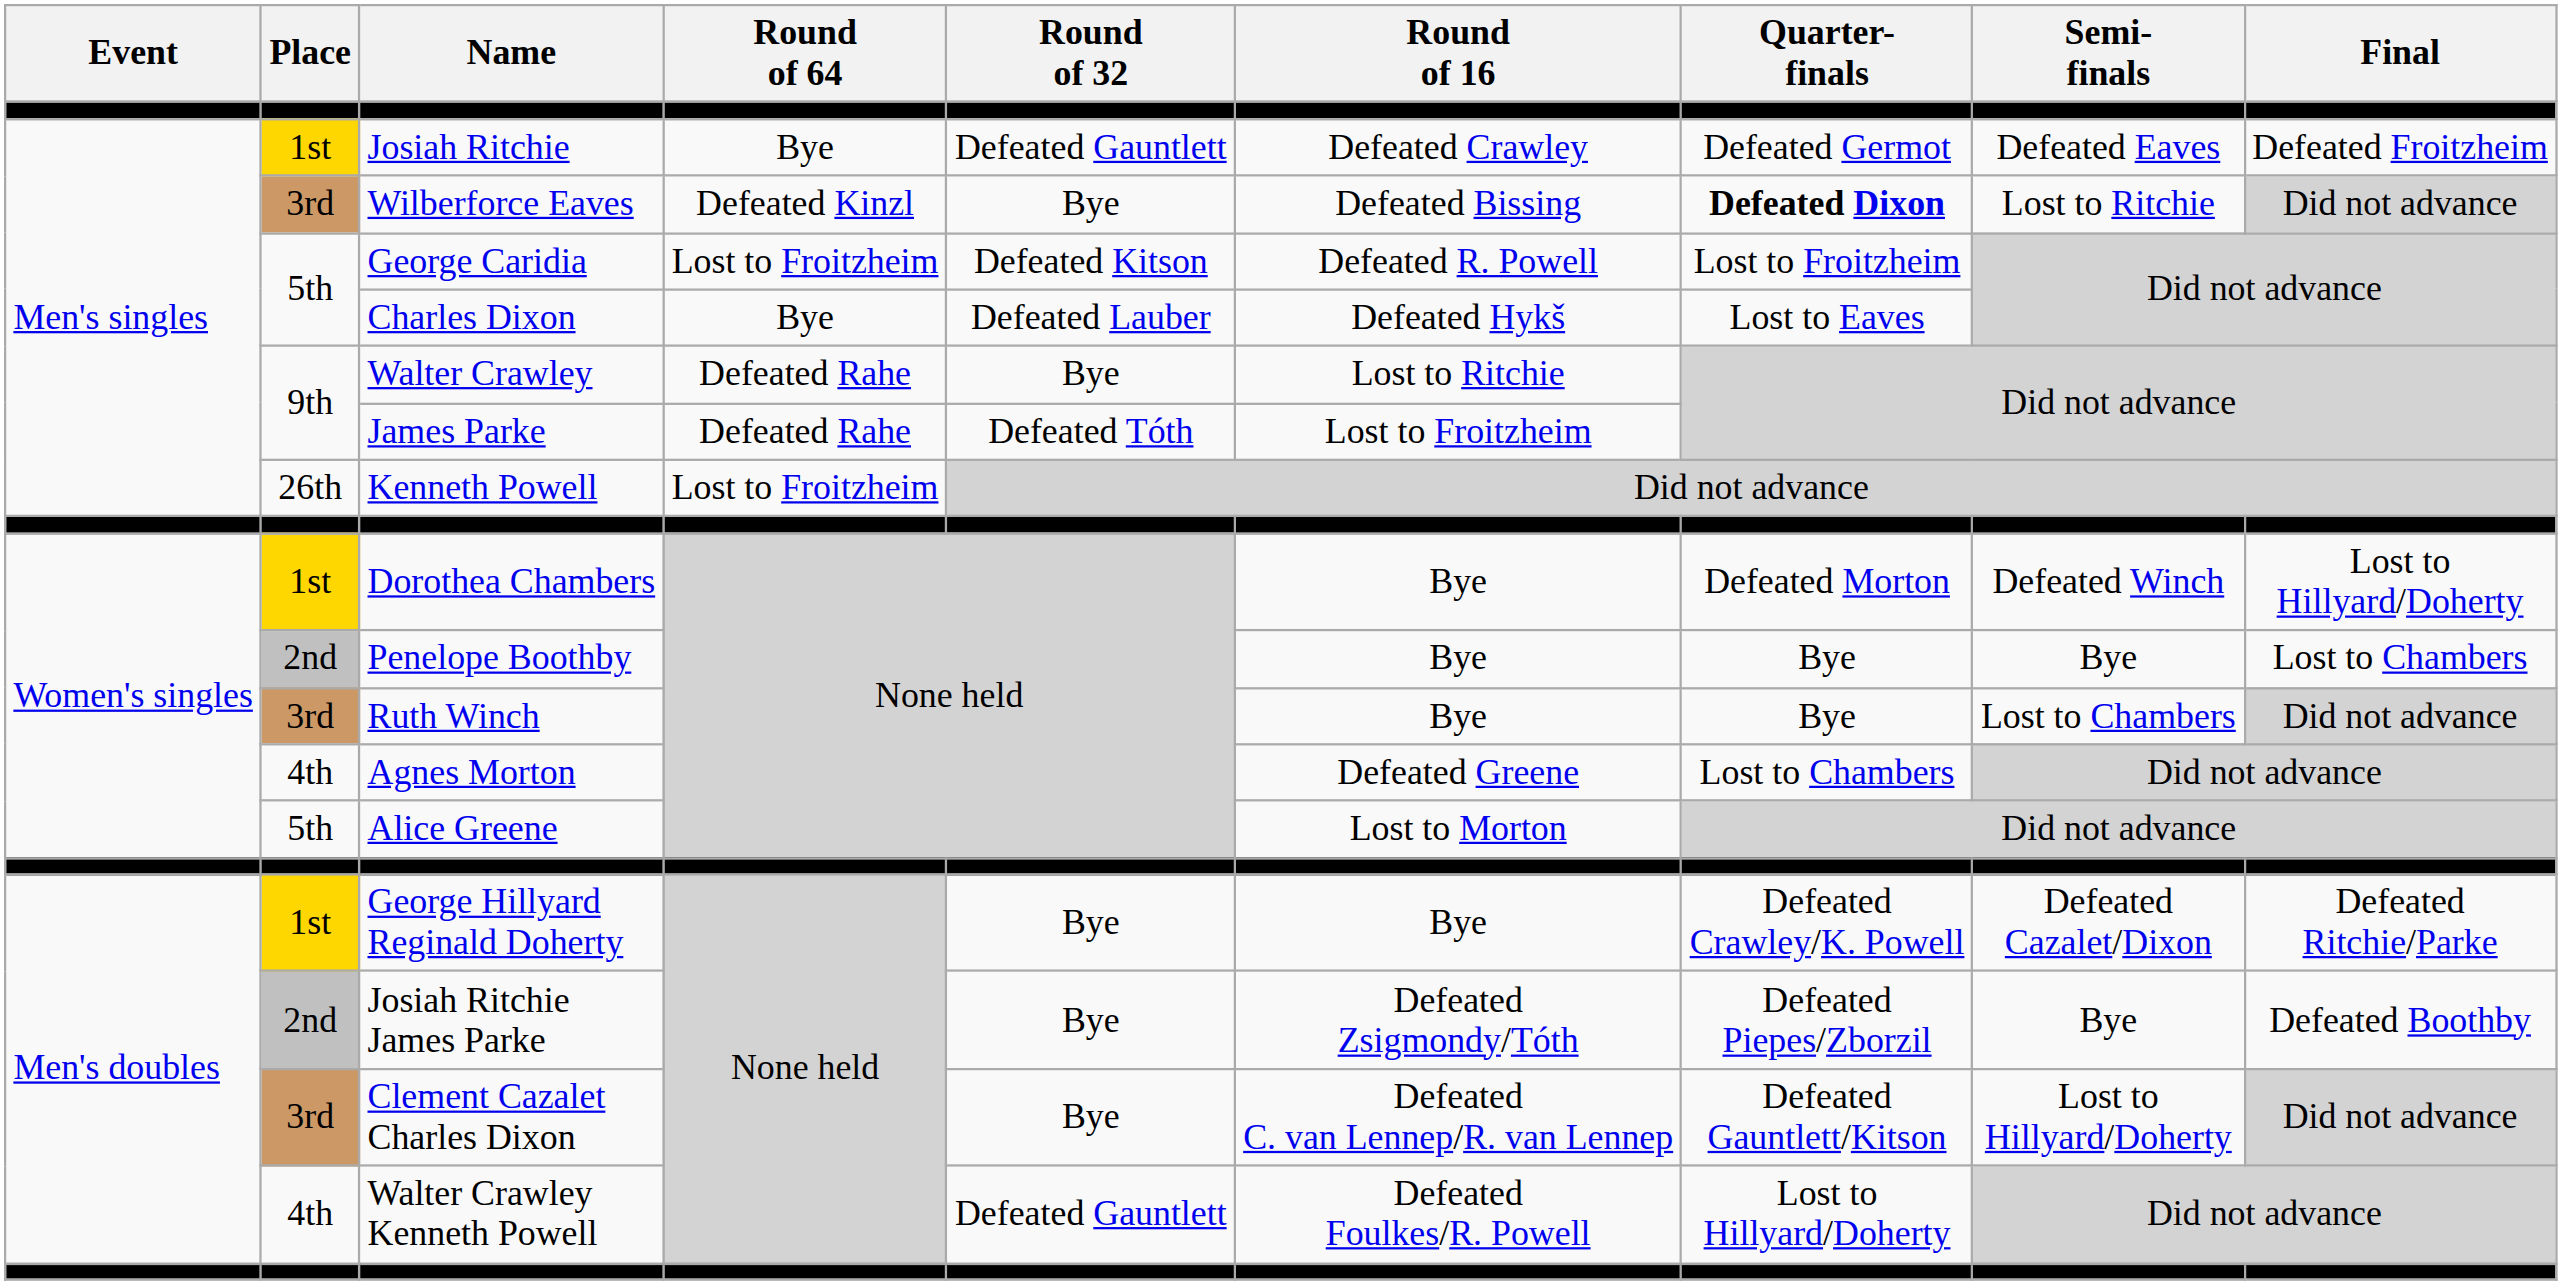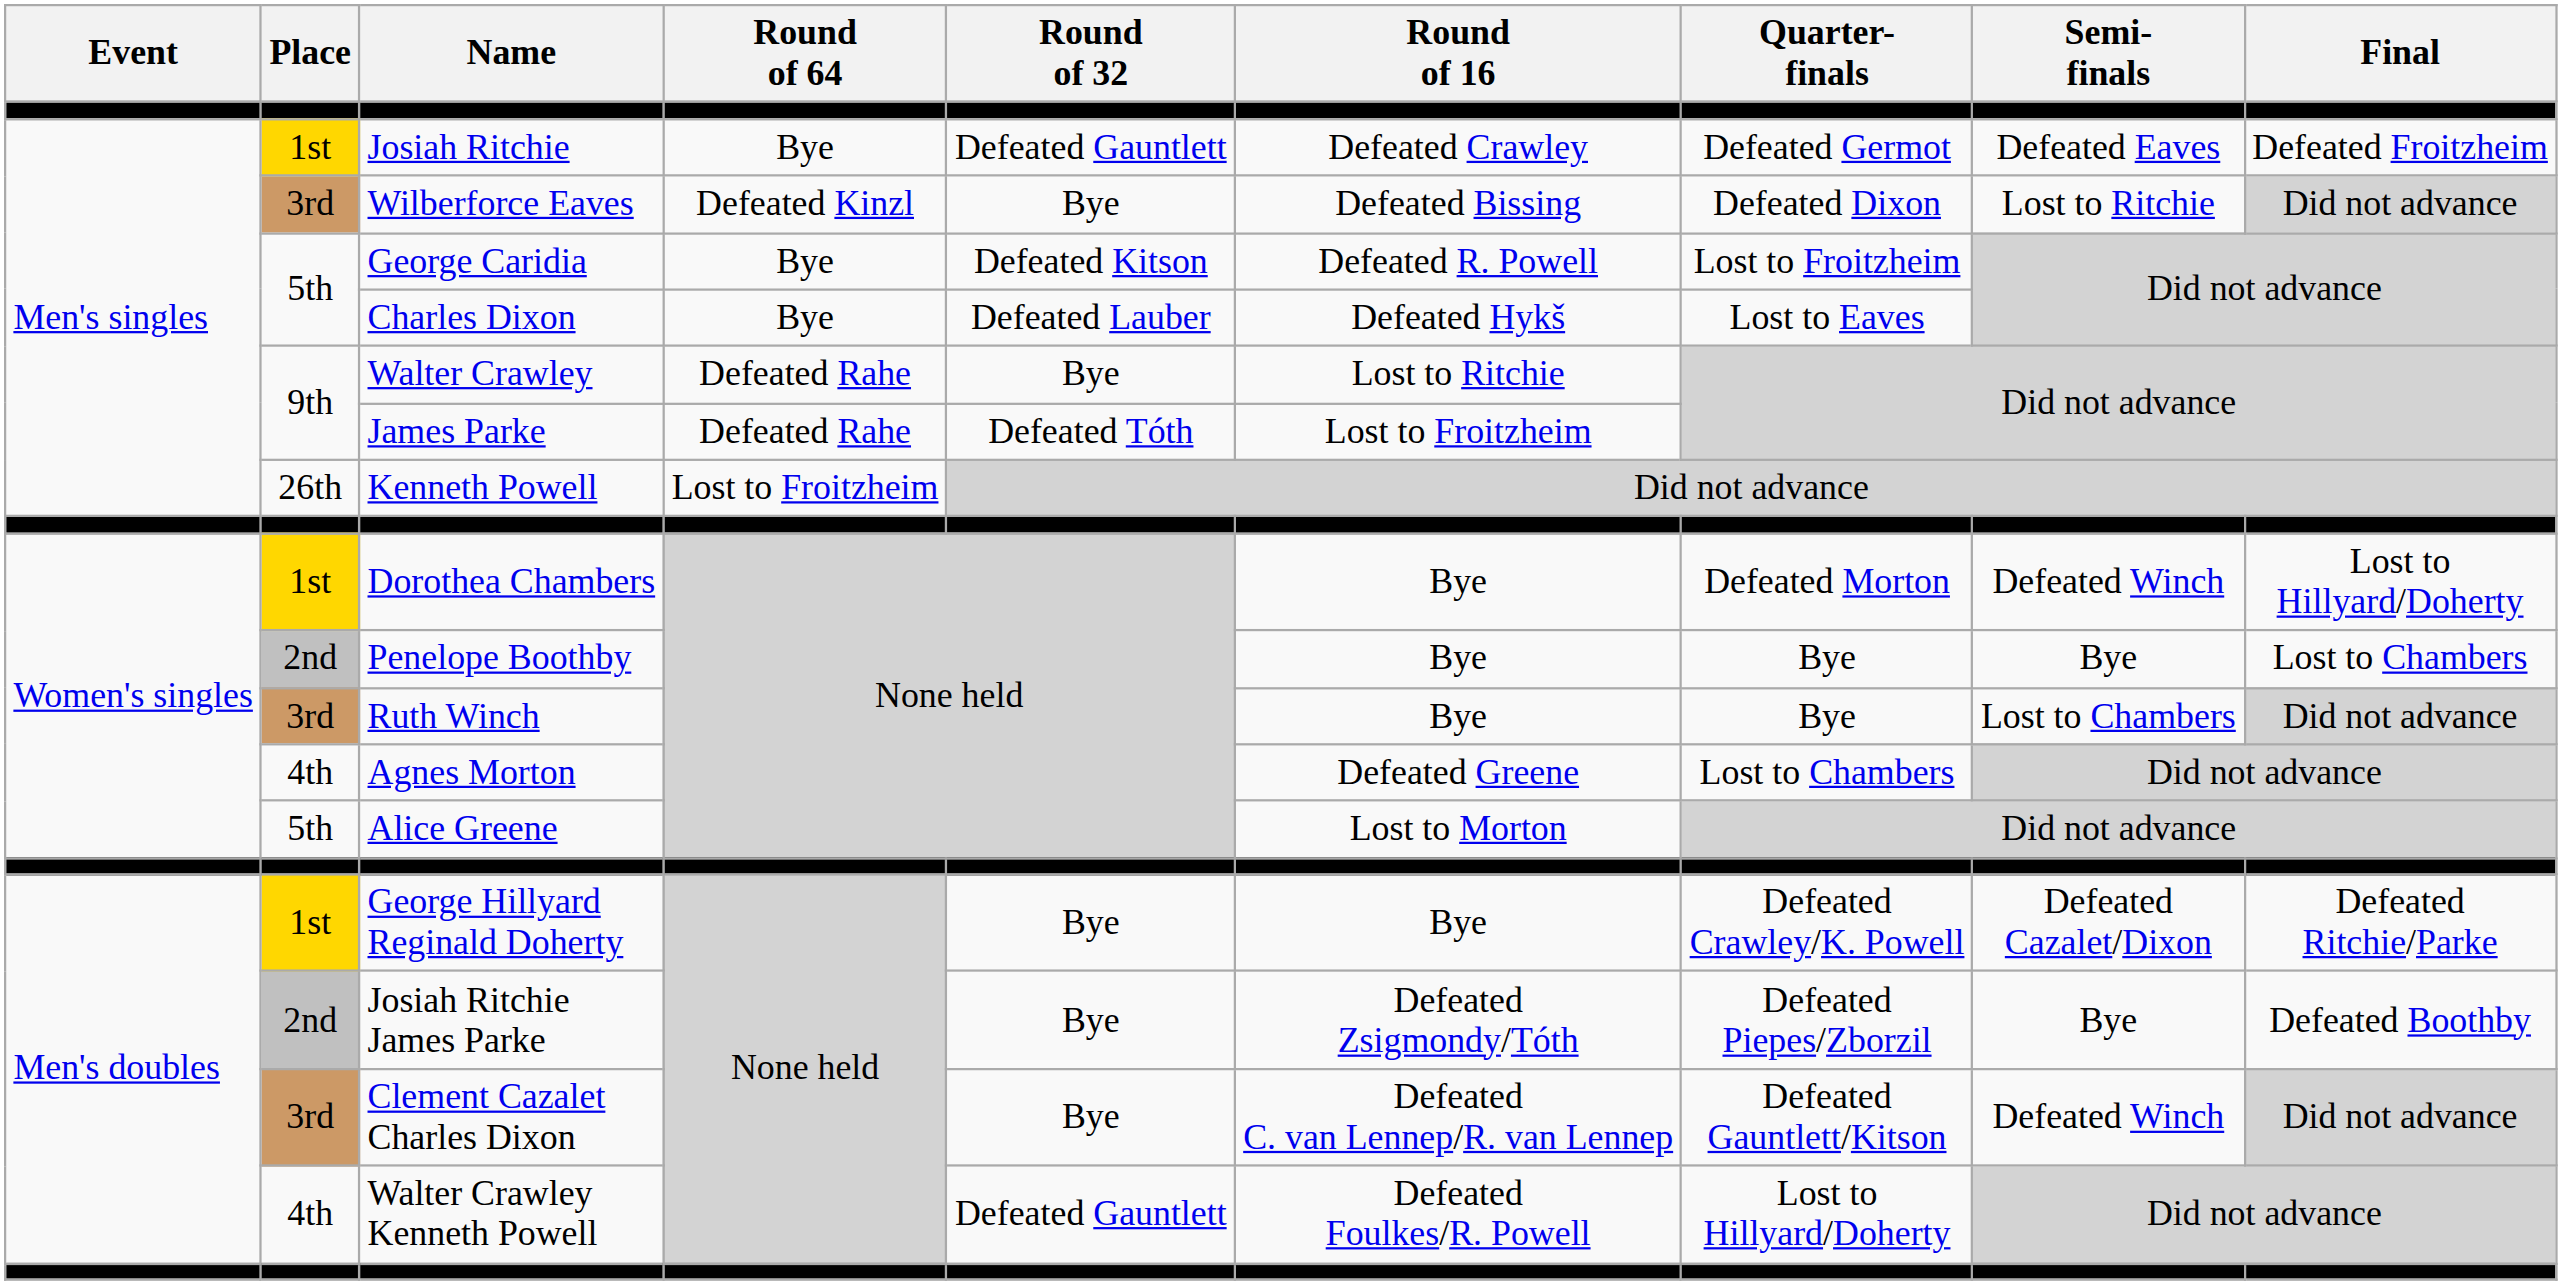(1827, 203) bold -> (1827, 203) normal
(805, 260) Lost to Froitzheim -> (805, 260) Bye
(2108, 1116) Lost to Hillyard/Doherty -> (2108, 1116) Defeated Winch
